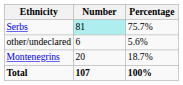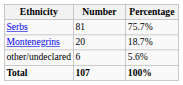(80, 27) paleturquoise background -> (80, 27) no background
rows swapped: (33, 57) <-> (39, 42)
